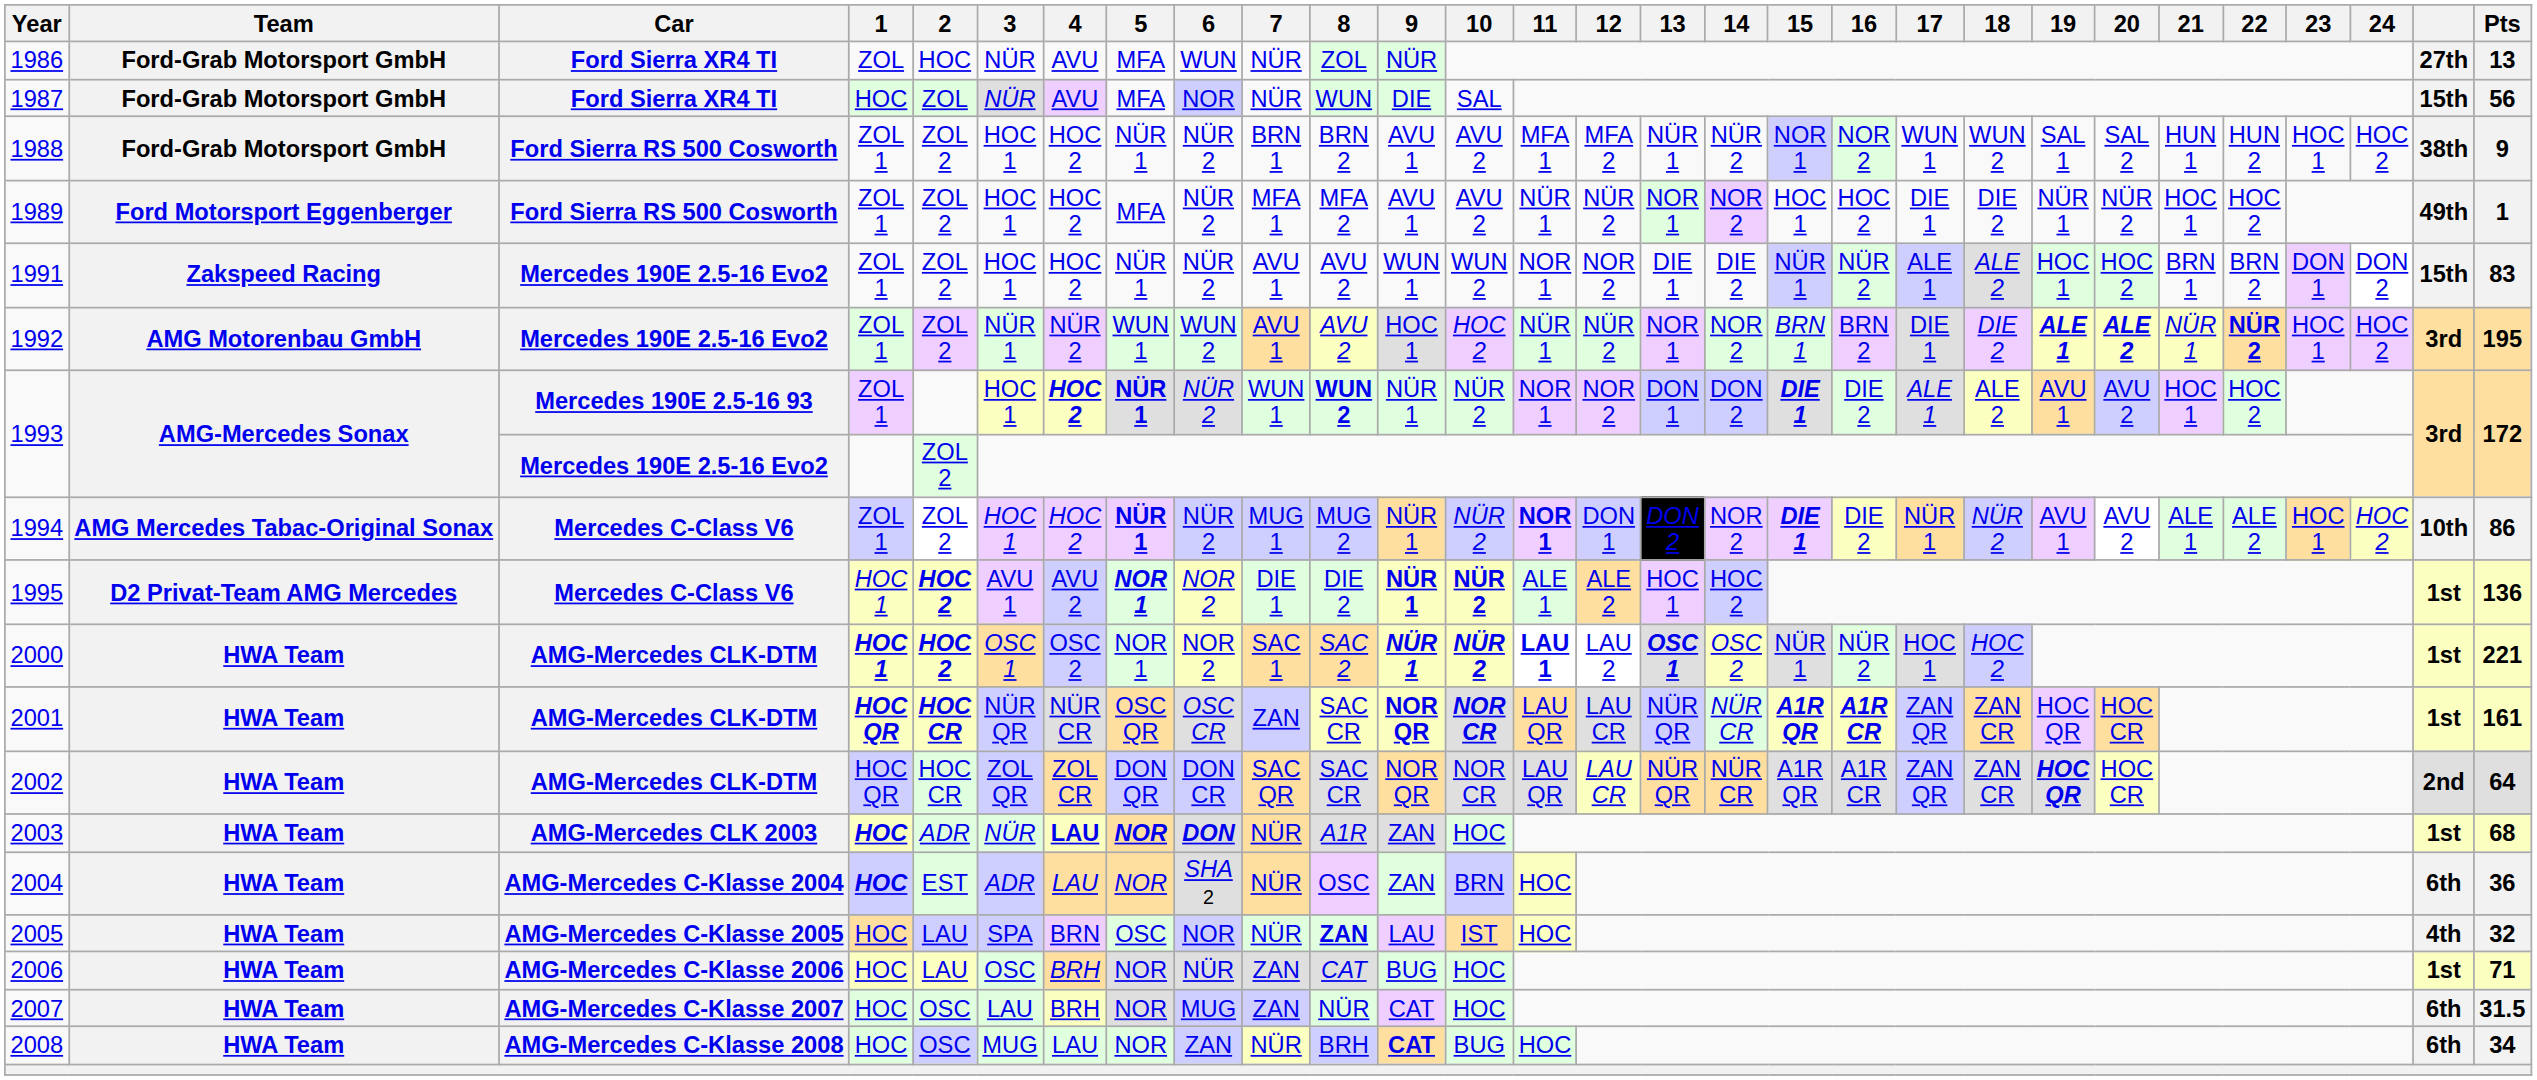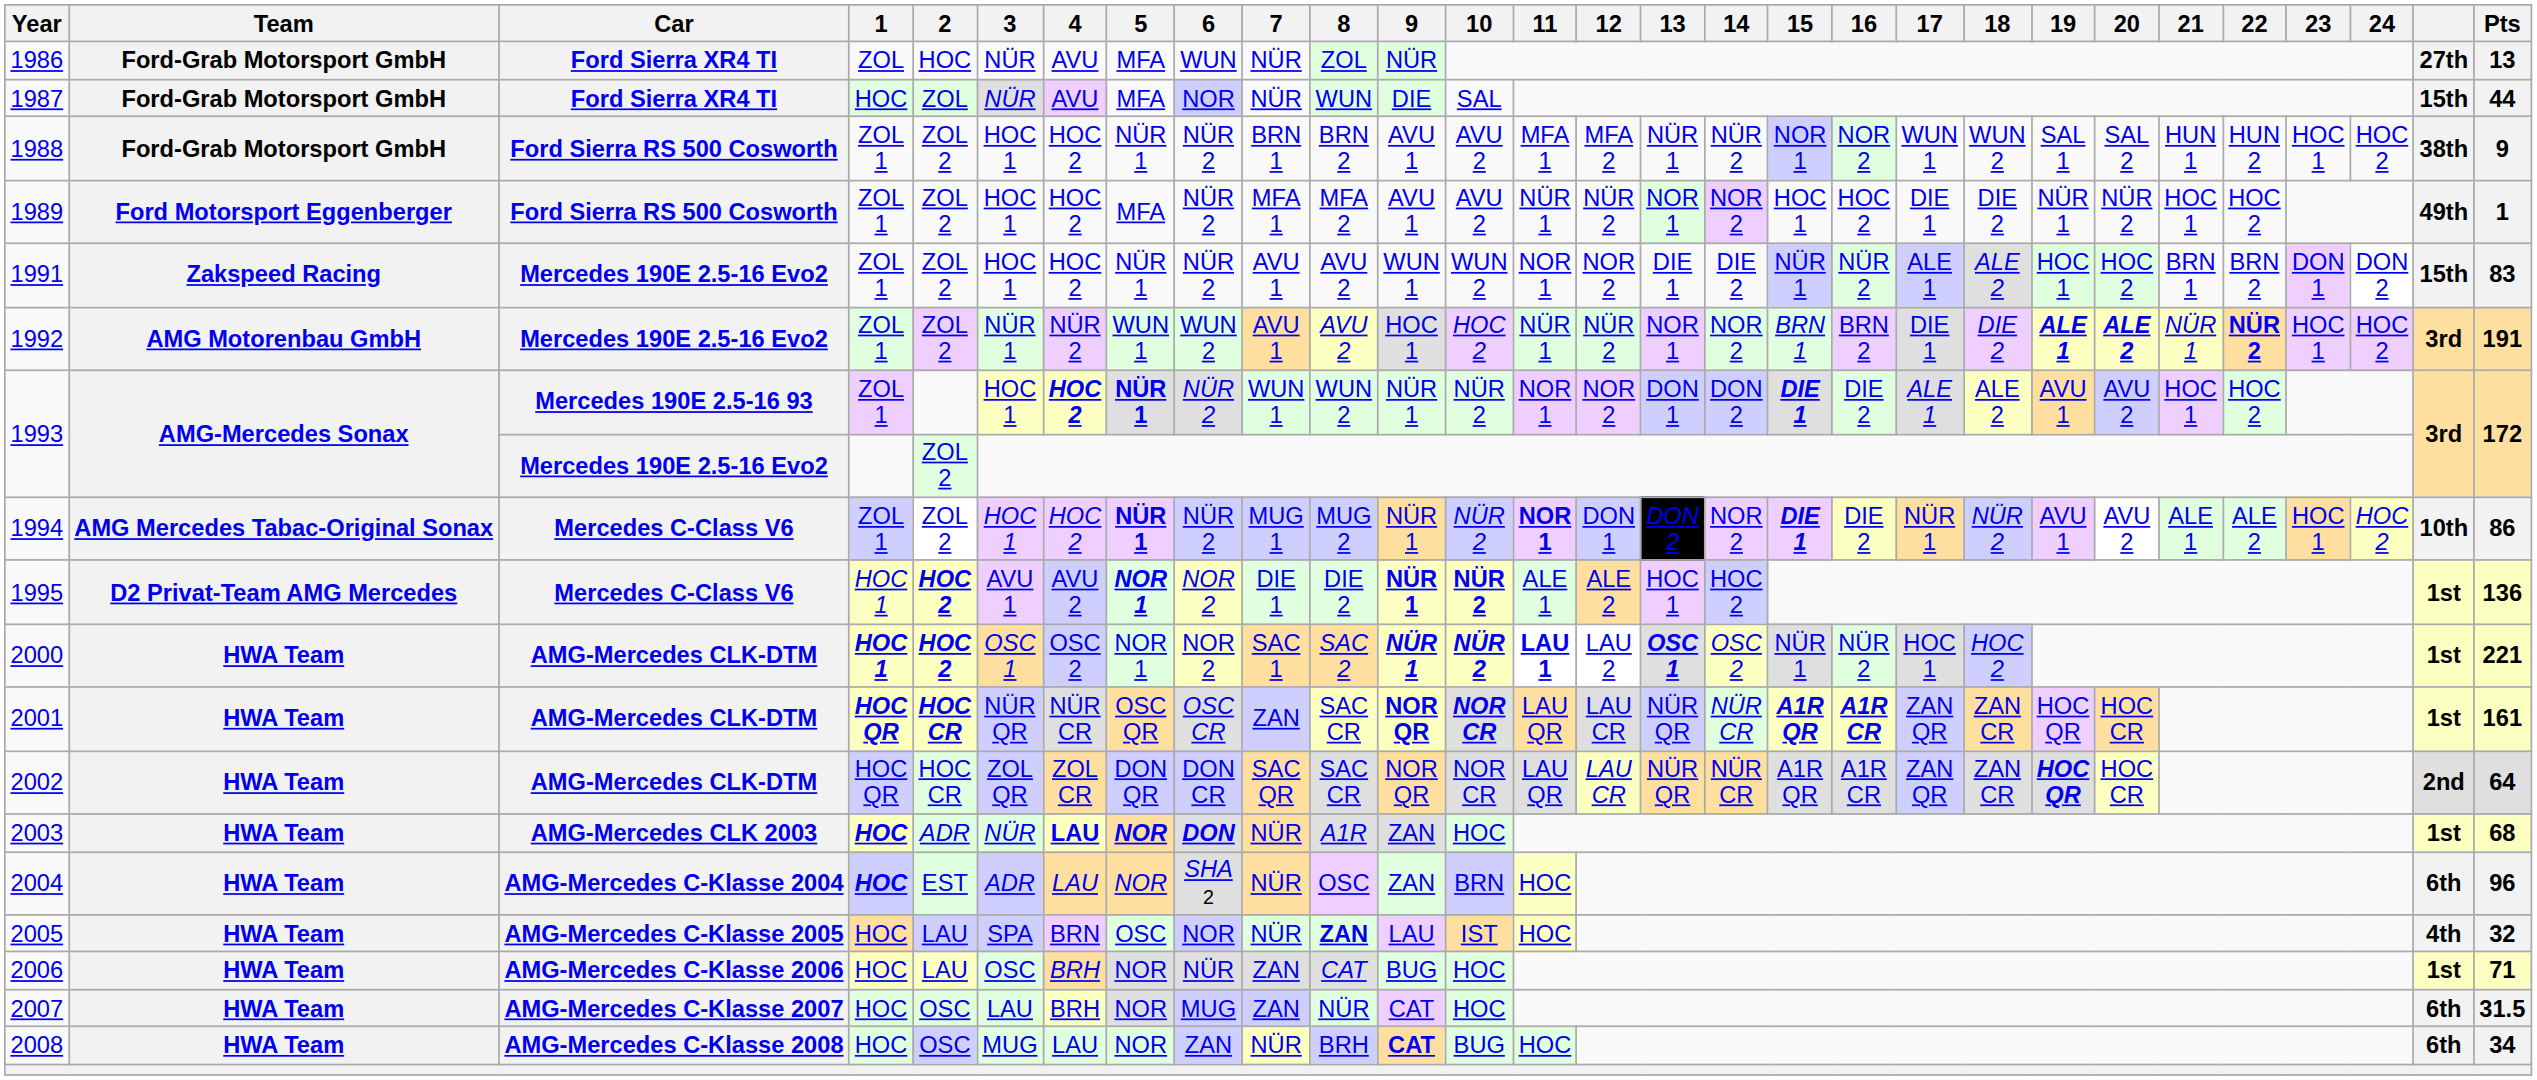(2502, 98) 56 -> (2502, 98) 44
(2502, 338) 195 -> (2502, 338) 191
(1344, 402) bold -> (1344, 402) normal
(2502, 883) 36 -> (2502, 883) 96
